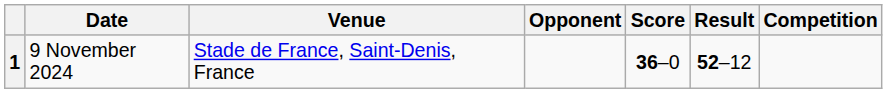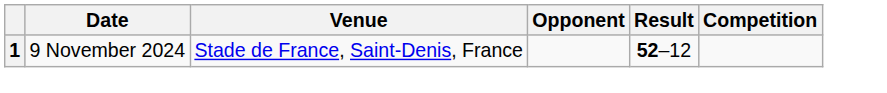- column: (658, 20)
